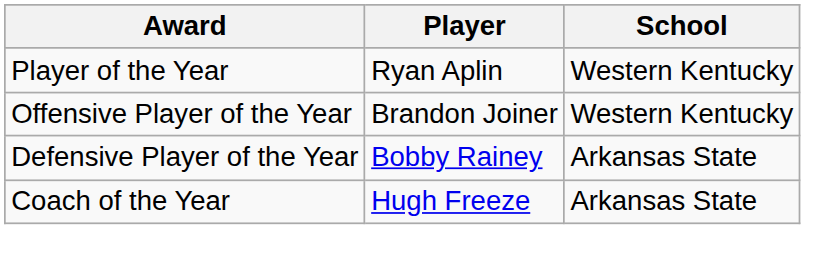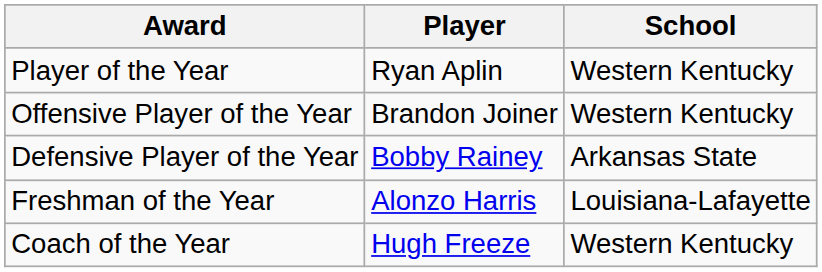+ row: (143, 200)
(664, 200) Arkansas State -> (682, 244) Western Kentucky
